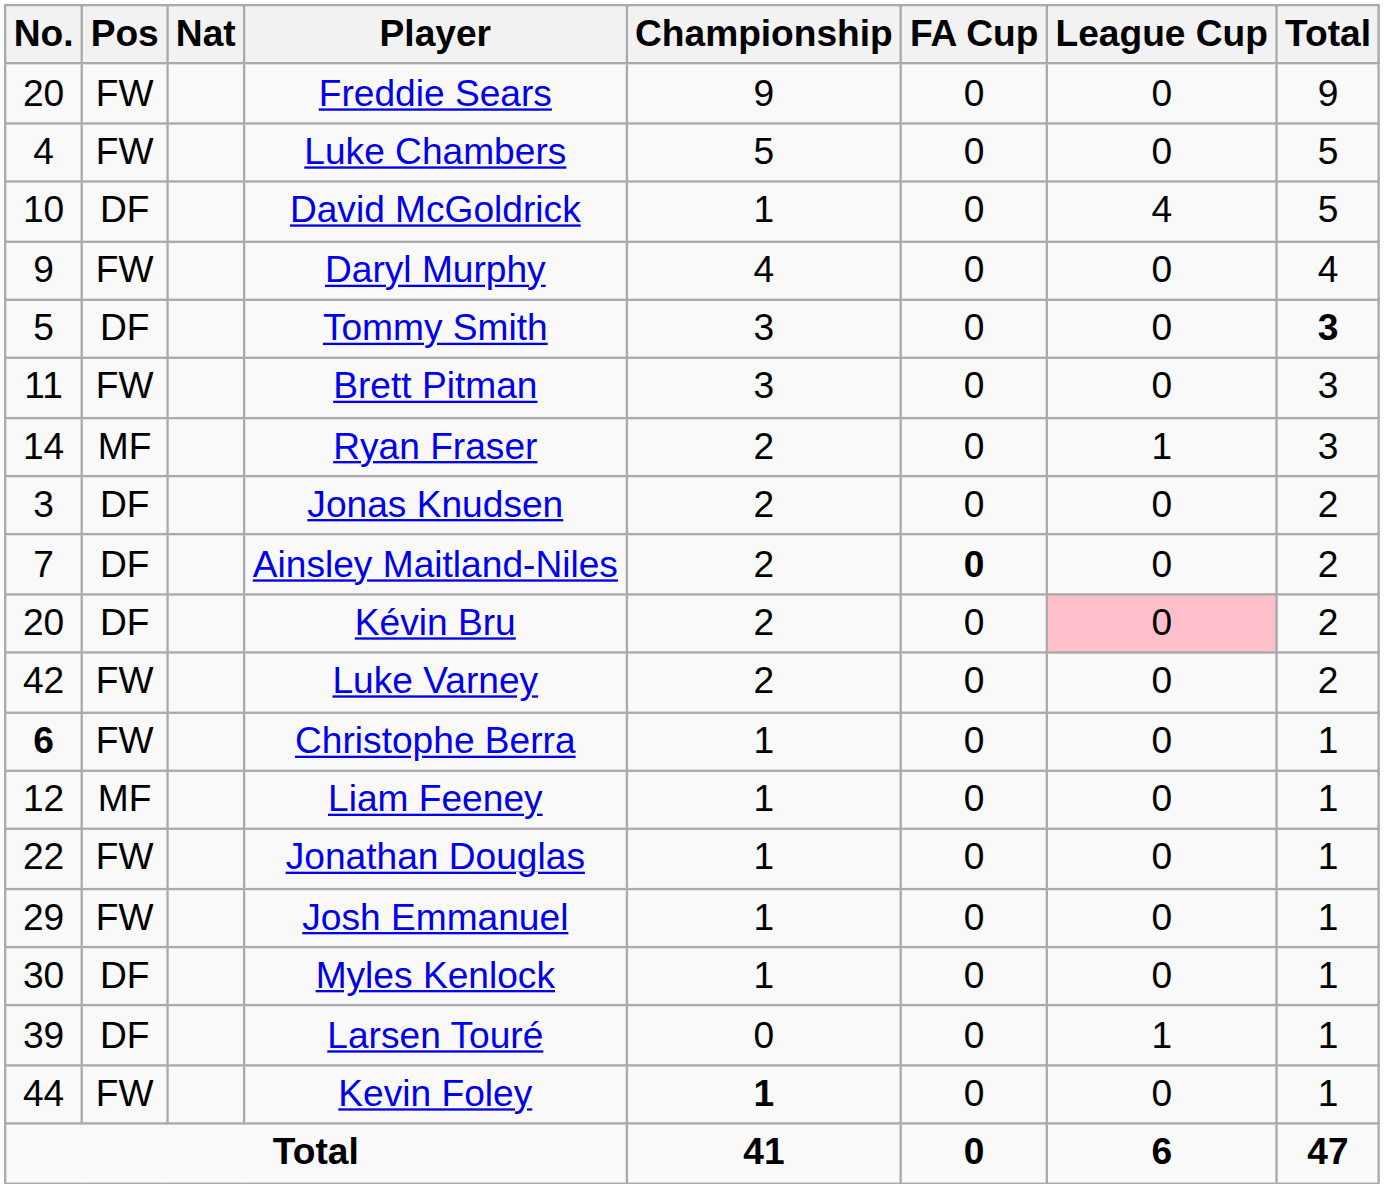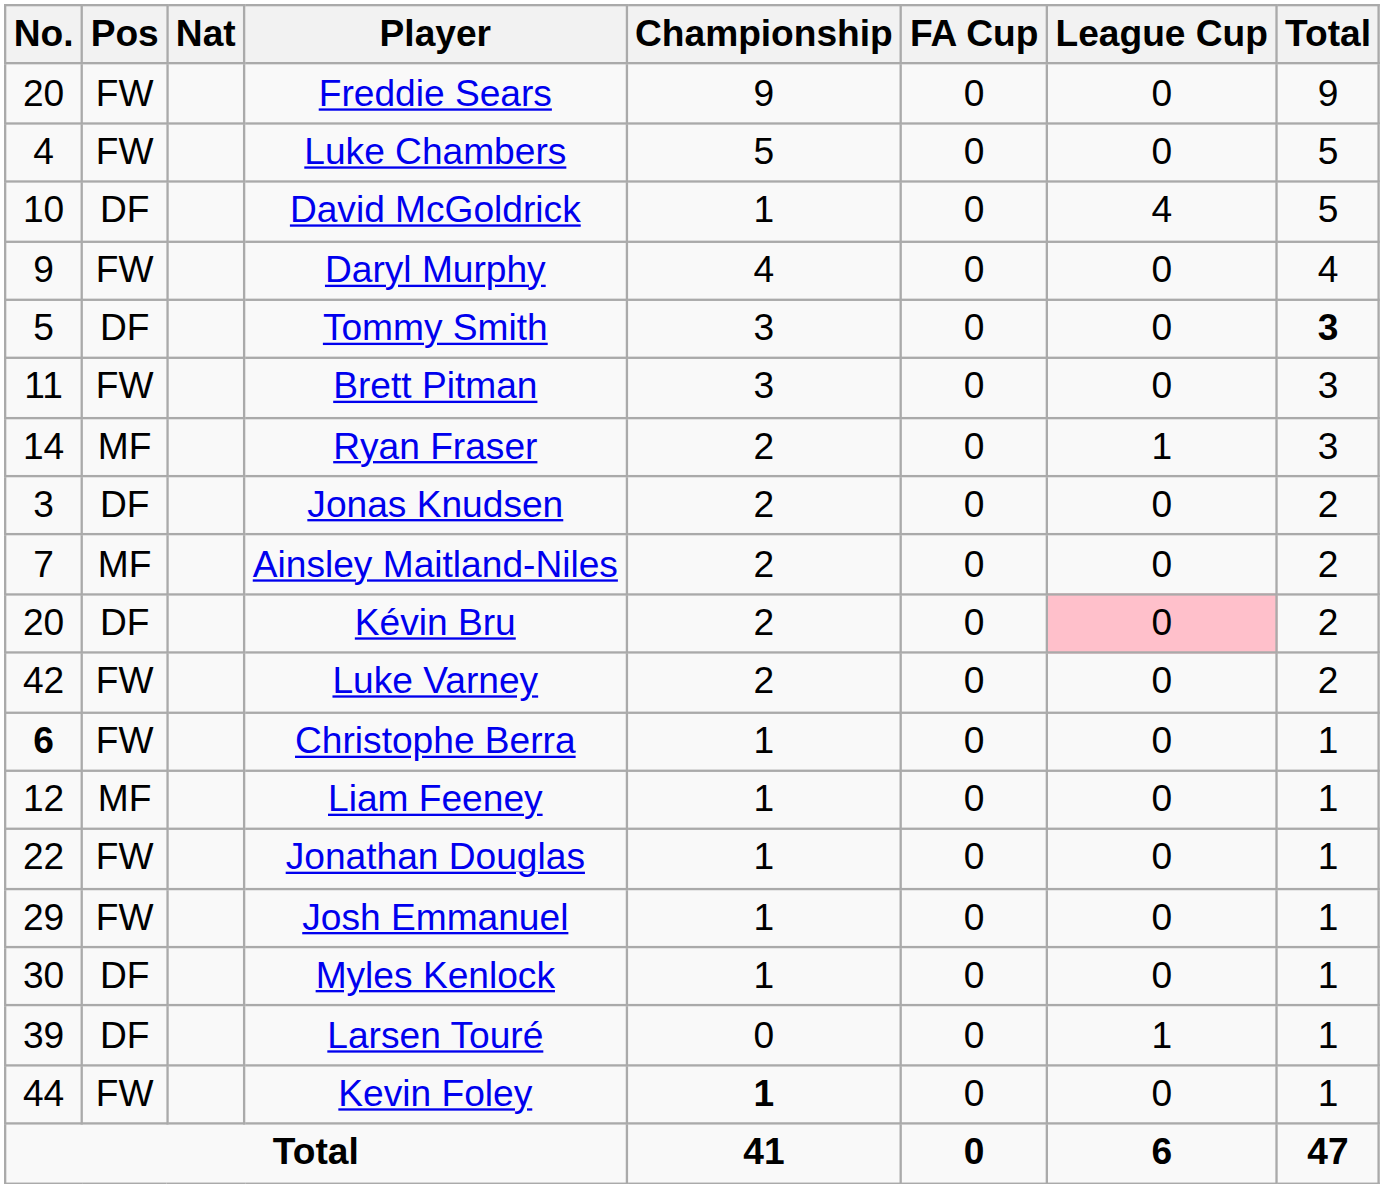(125, 563) DF -> (125, 563) MF
(974, 563) bold -> (974, 563) normal
